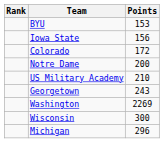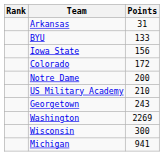+ row: (50, 24)
(142, 24) 153 -> (142, 38) 133
(142, 131) 296 -> (142, 144) 941
